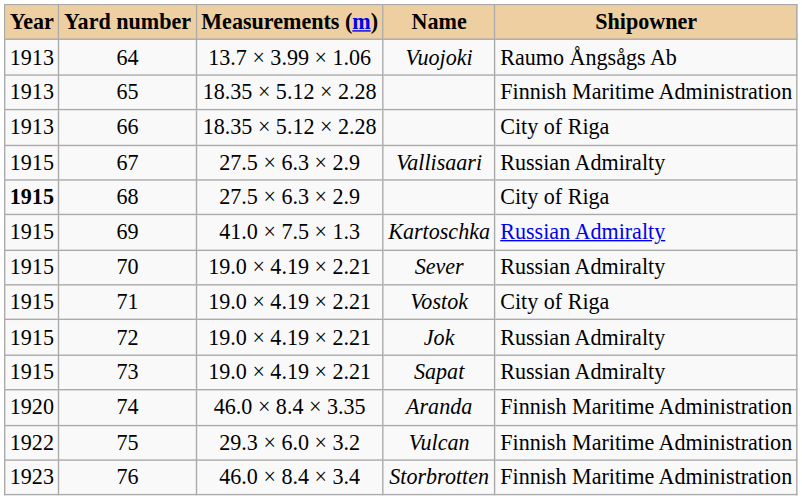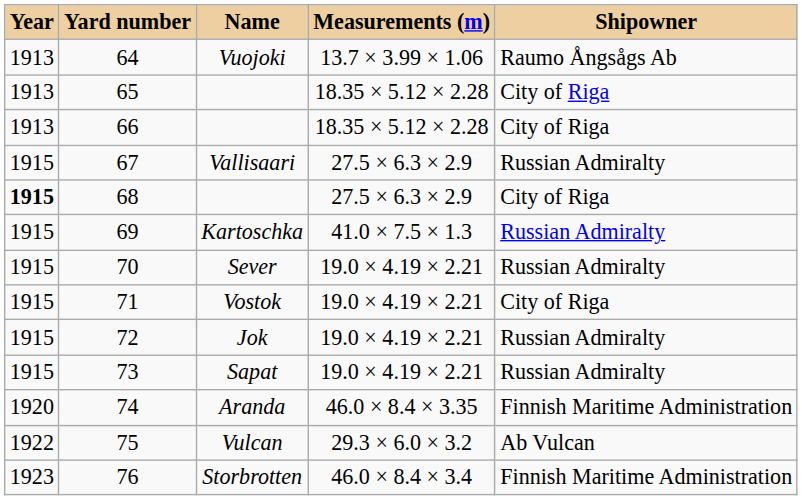columns swapped: (290, 22) <-> (439, 22)
(646, 92) Finnish Maritime Administration -> (555, 92) City of Riga
(646, 442) Finnish Maritime Administration -> (548, 442) Ab Vulcan
